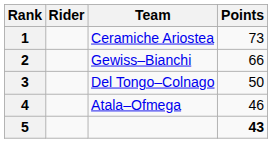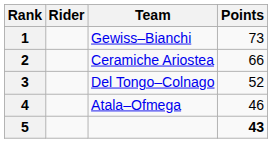(153, 37) Ceramiche Ariostea -> (141, 37) Gewiss–Bianchi
(141, 60) Gewiss–Bianchi -> (153, 60) Ceramiche Ariostea
(256, 82) 50 -> (256, 82) 52
